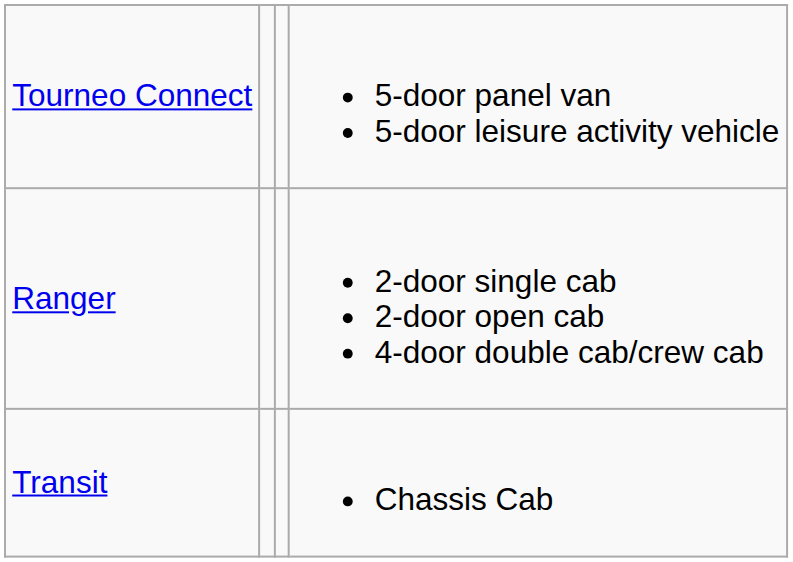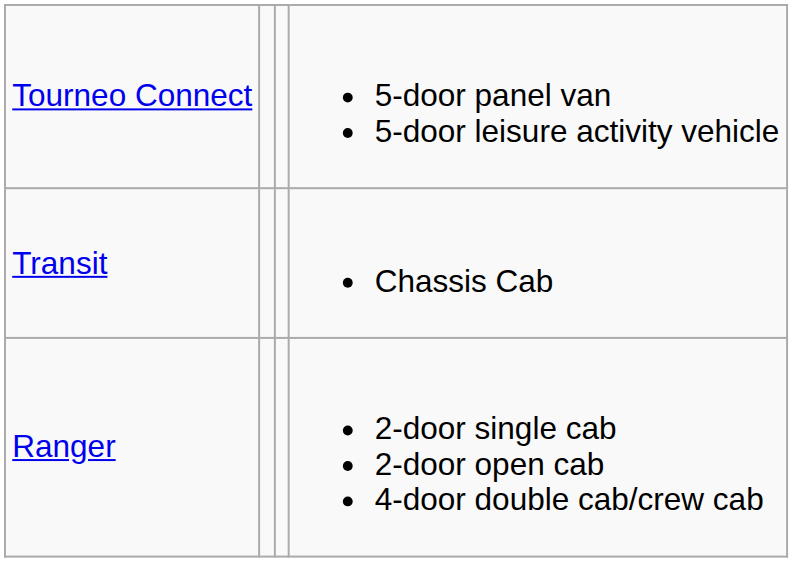rows swapped: (60, 482) <-> (64, 298)
